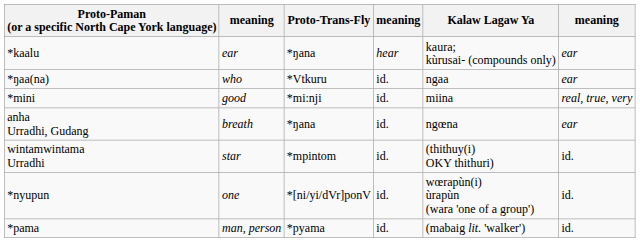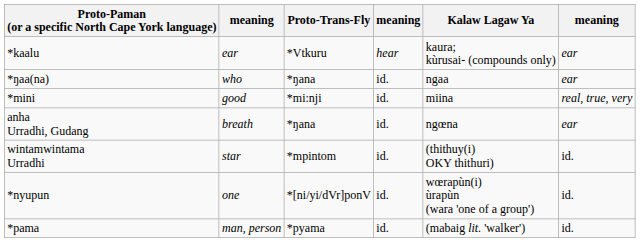(301, 53) *ŋana -> (307, 53) *Vtkuru
(307, 79) *Vtkuru -> (301, 79) *ŋana
